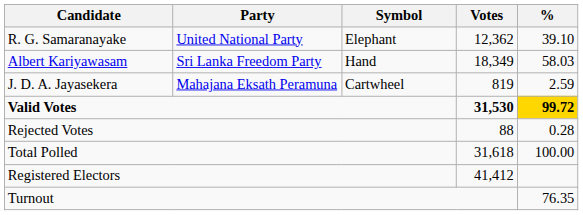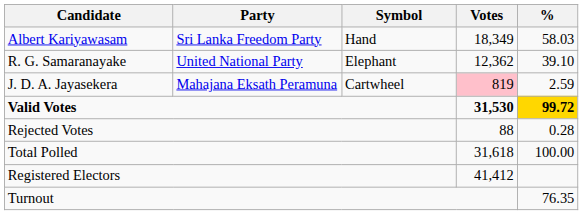rows swapped: (68, 61) <-> (67, 38)
(503, 84) no background -> (503, 84) pink background
